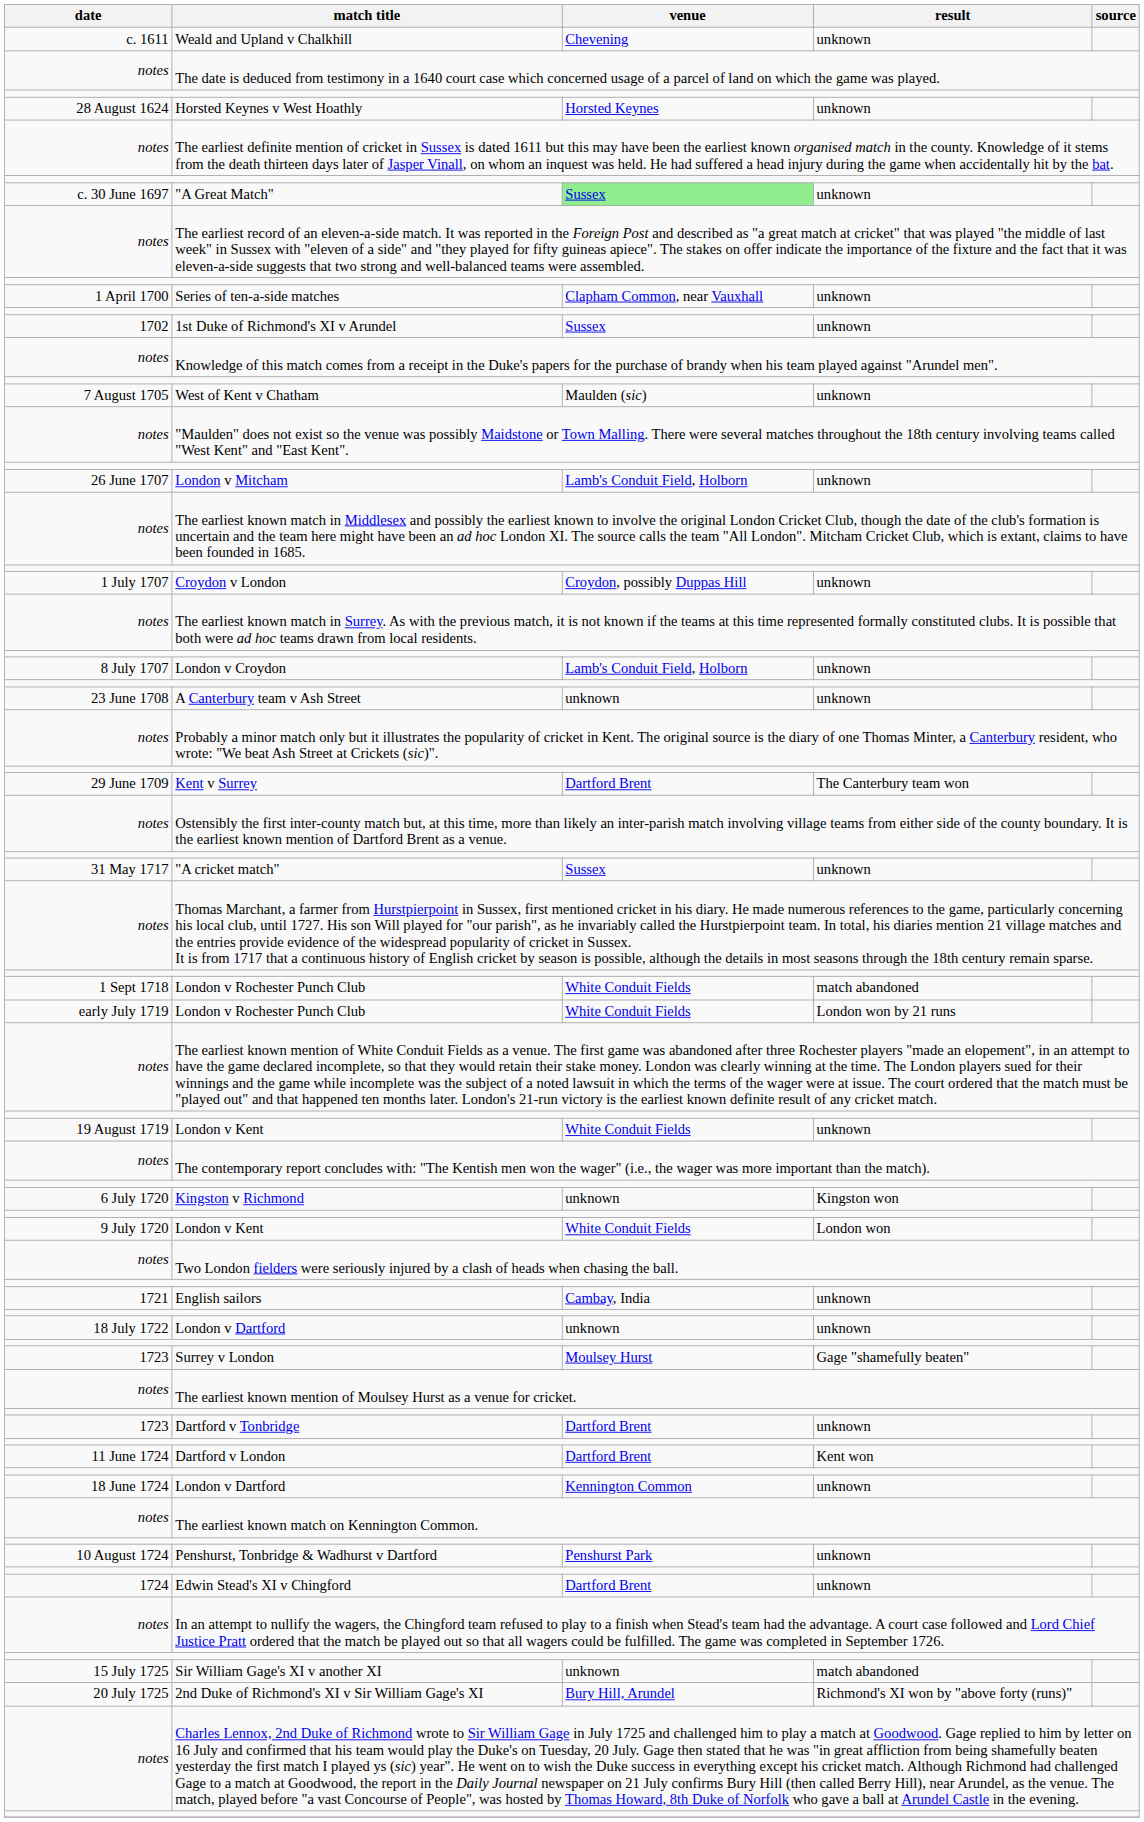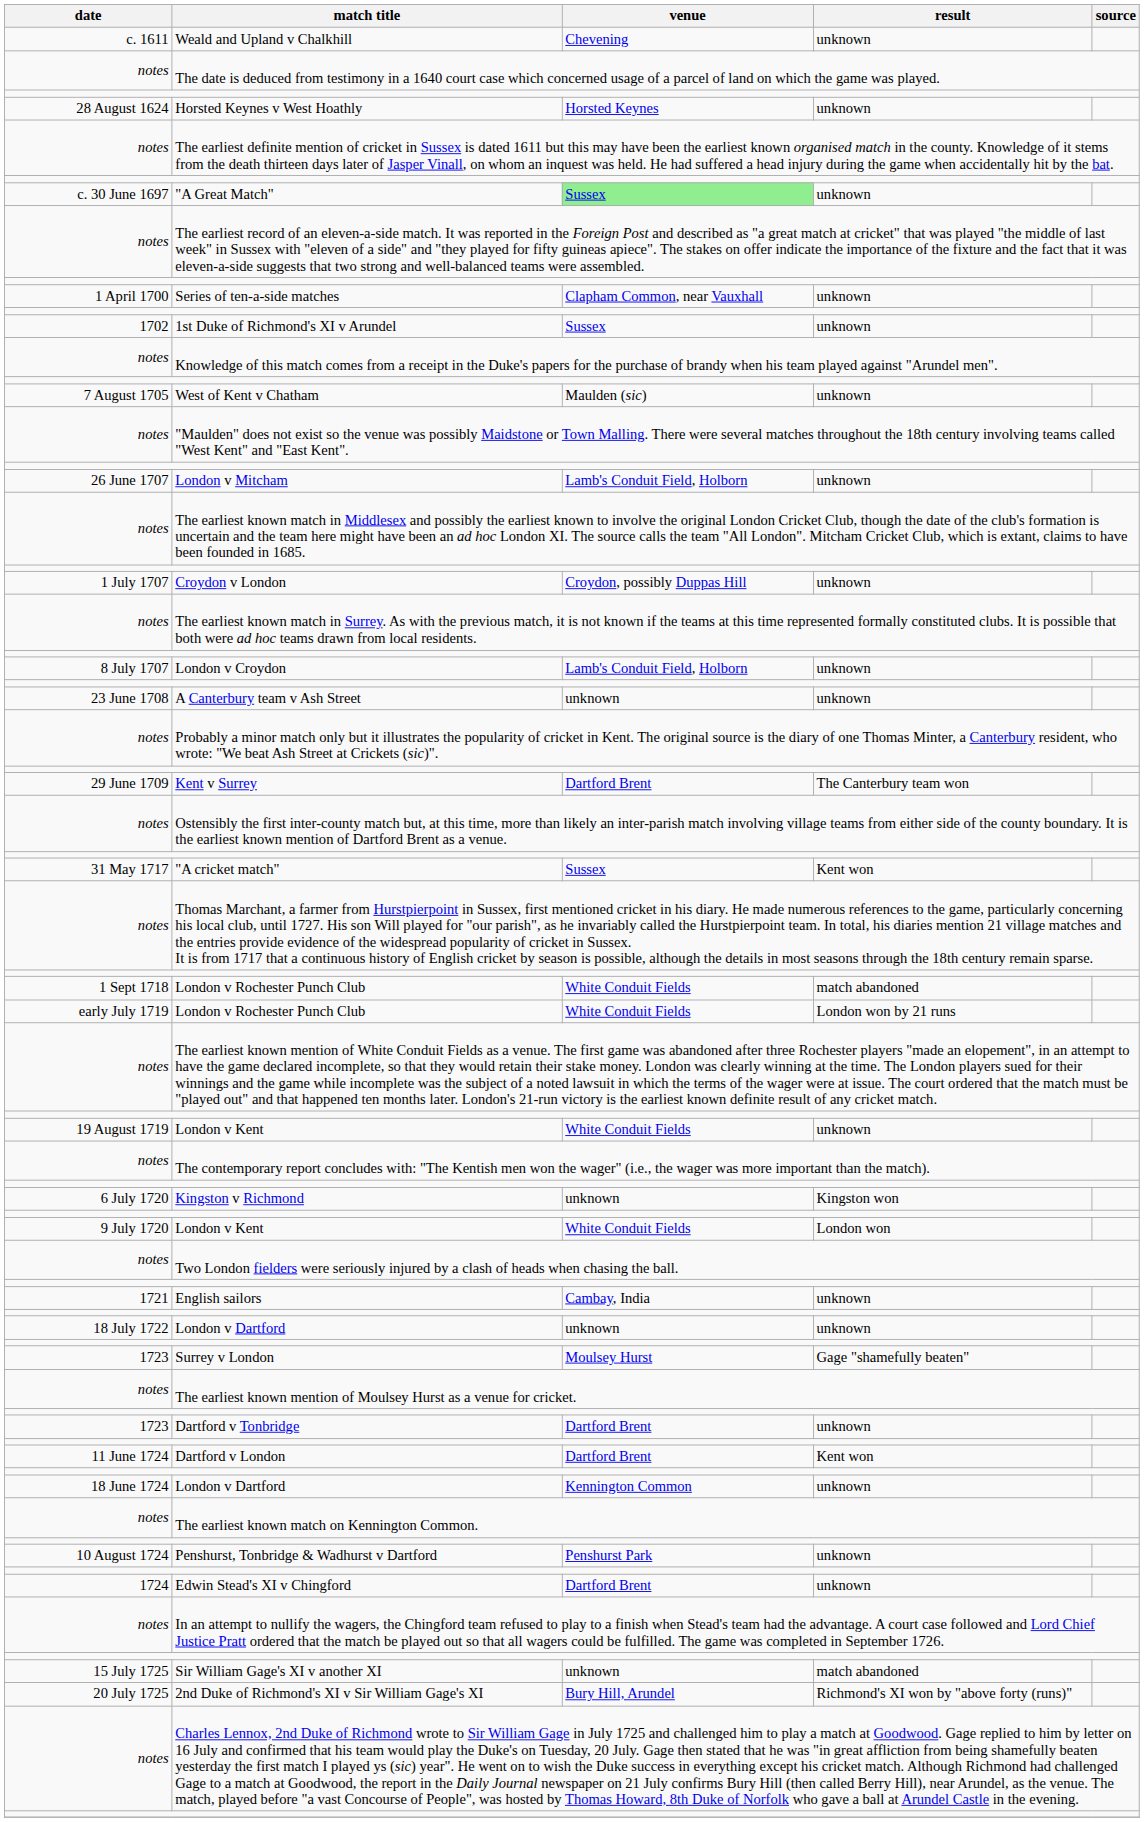(844, 869) unknown -> (845, 869) Kent won
